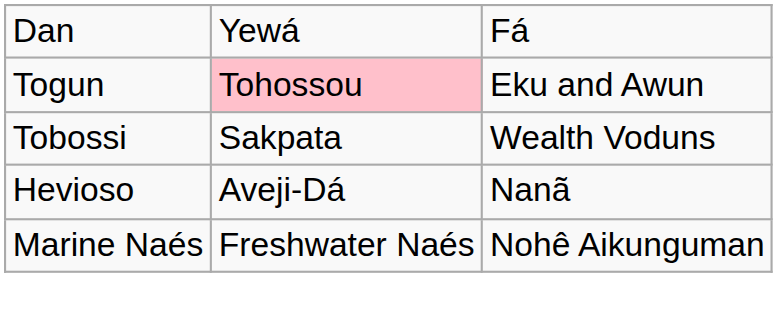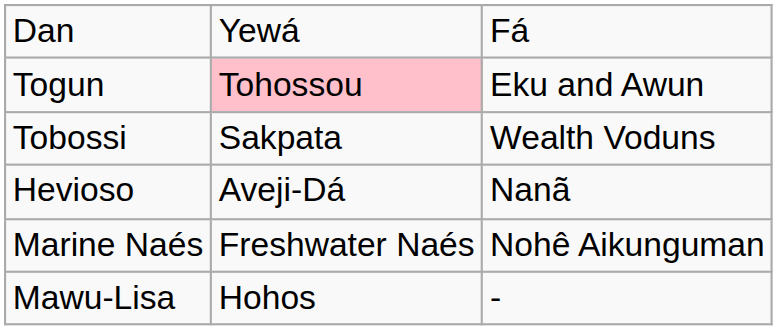+ row: (94, 297)
